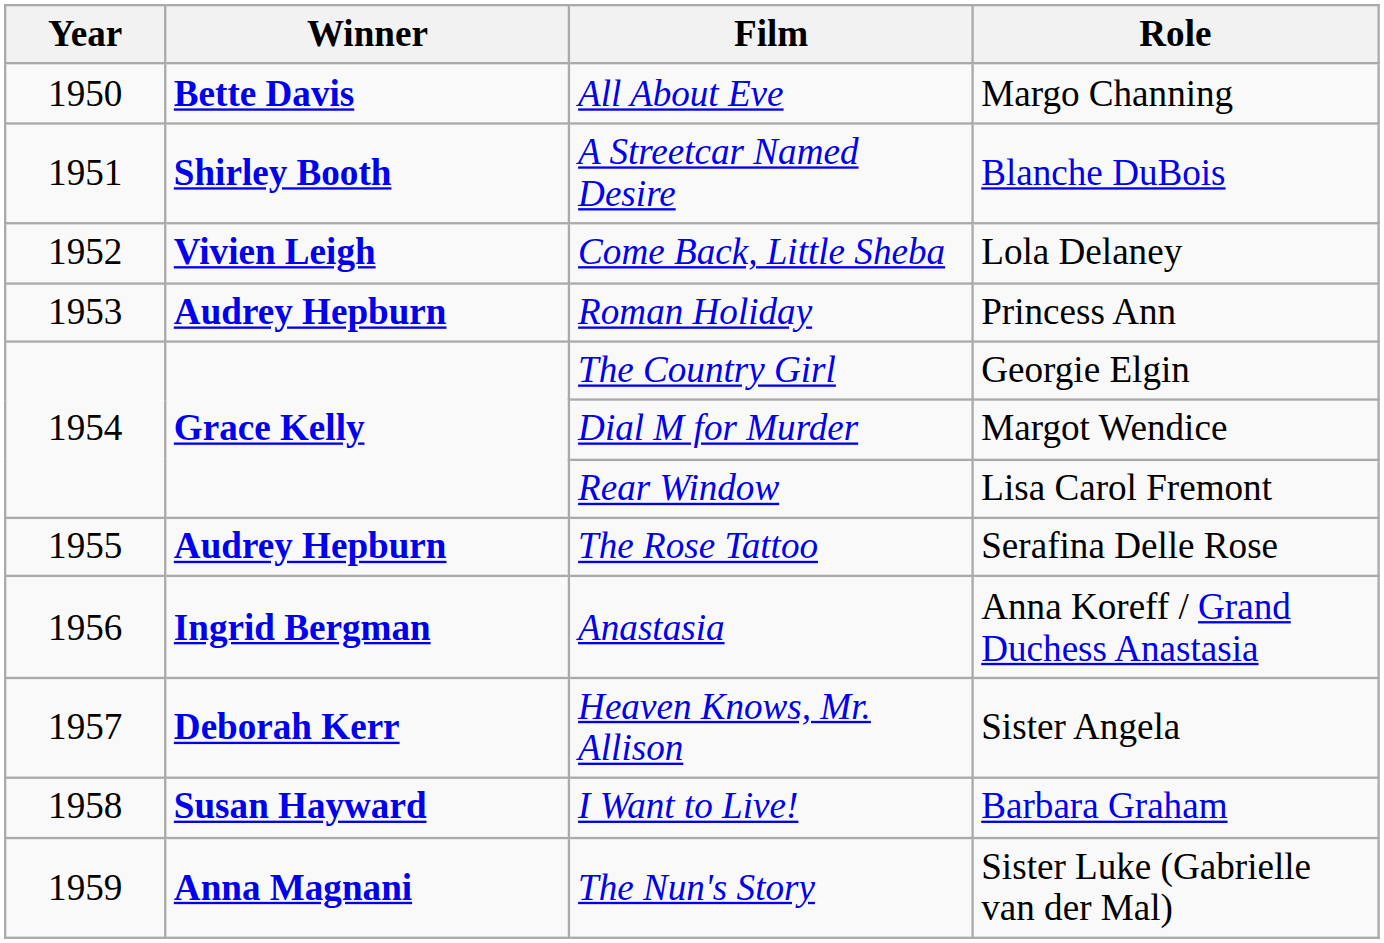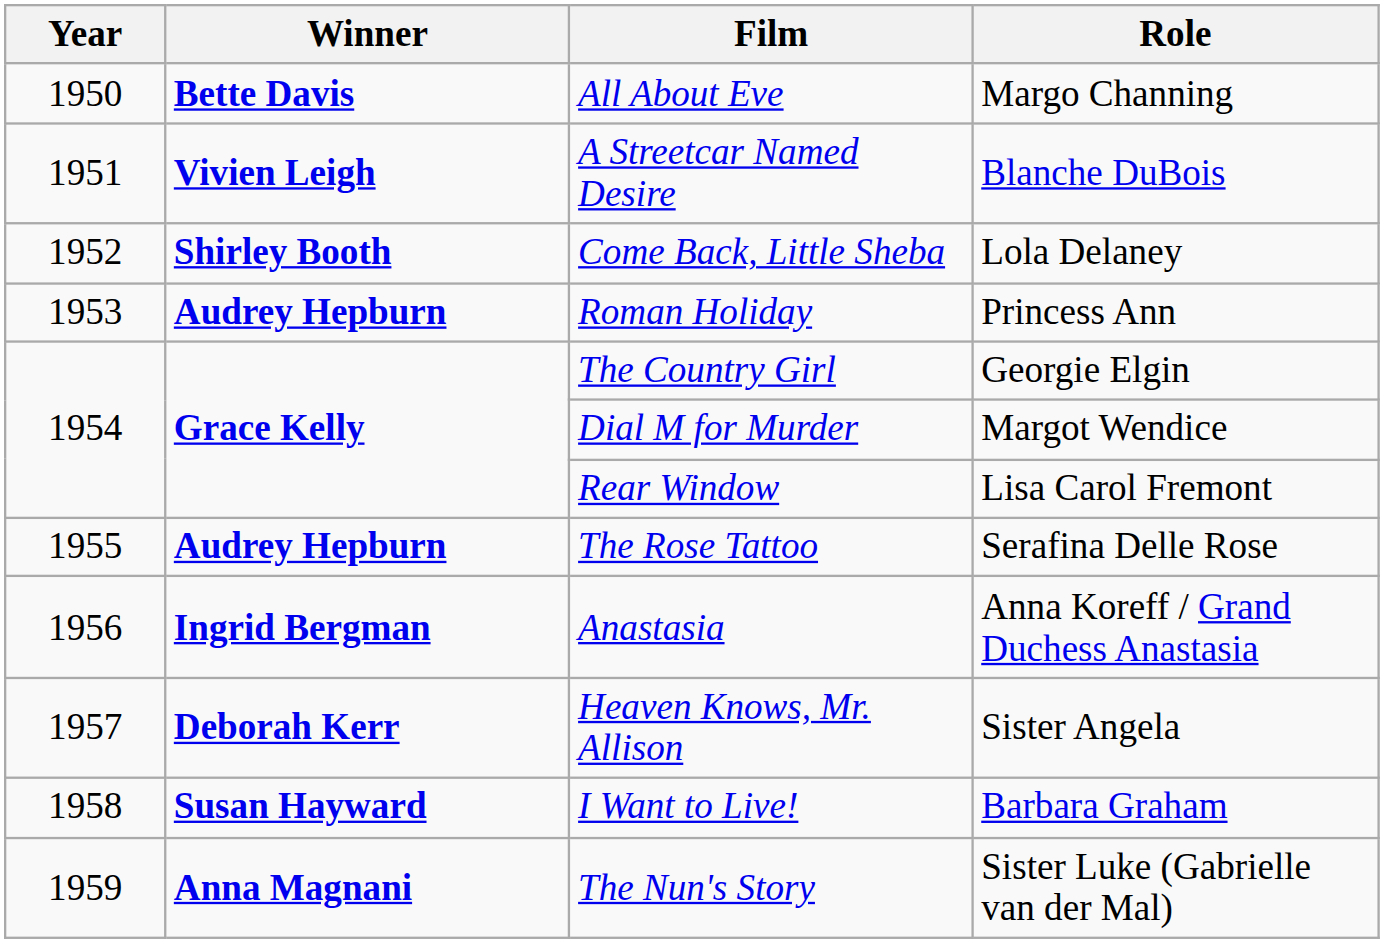(283, 172) Shirley Booth -> (275, 172) Vivien Leigh
(275, 252) Vivien Leigh -> (283, 252) Shirley Booth
